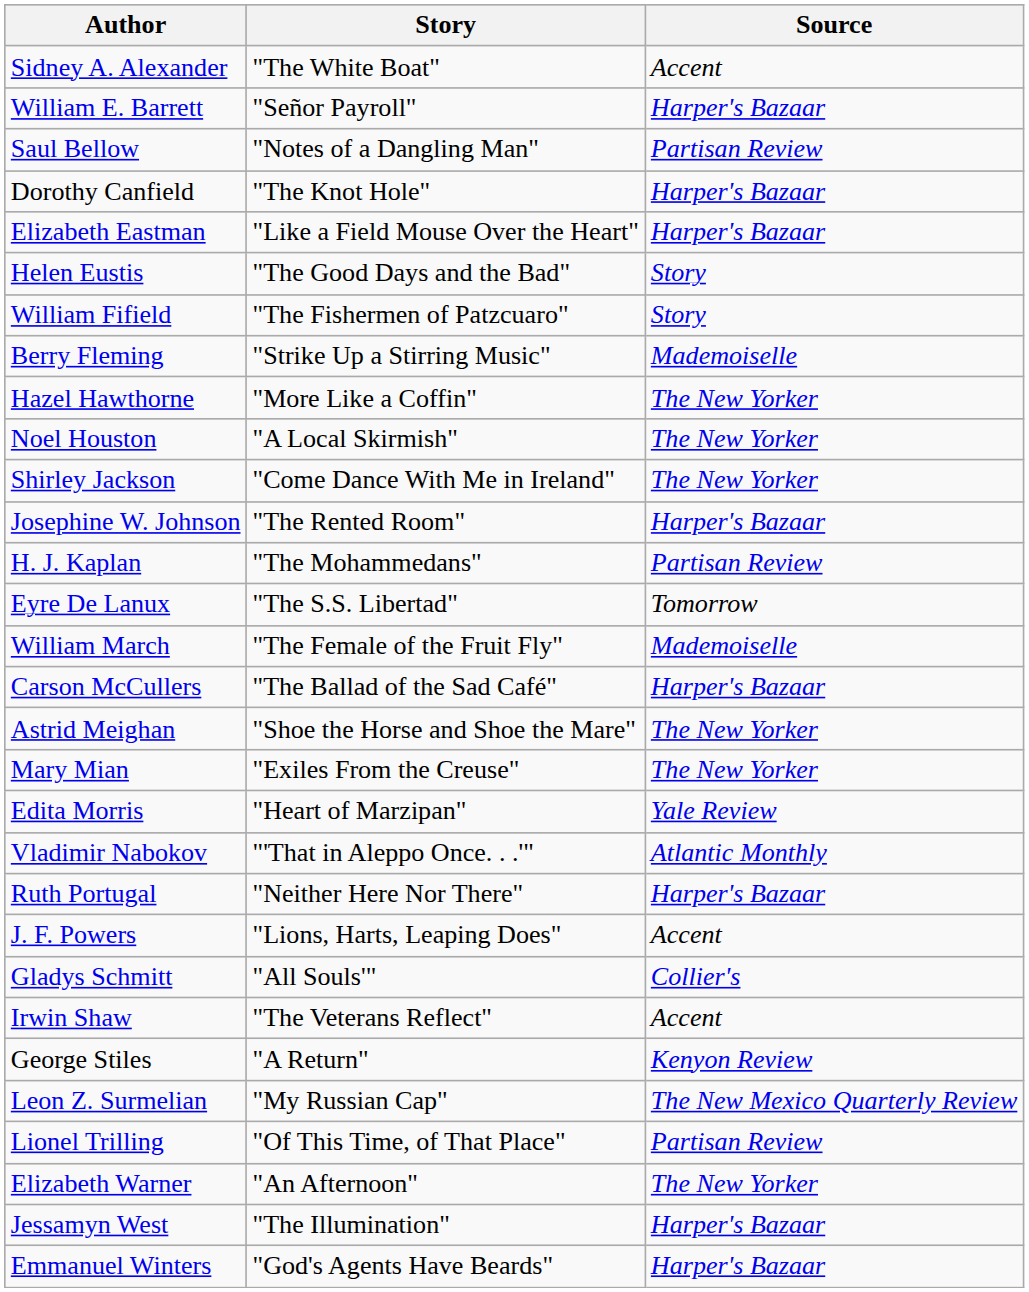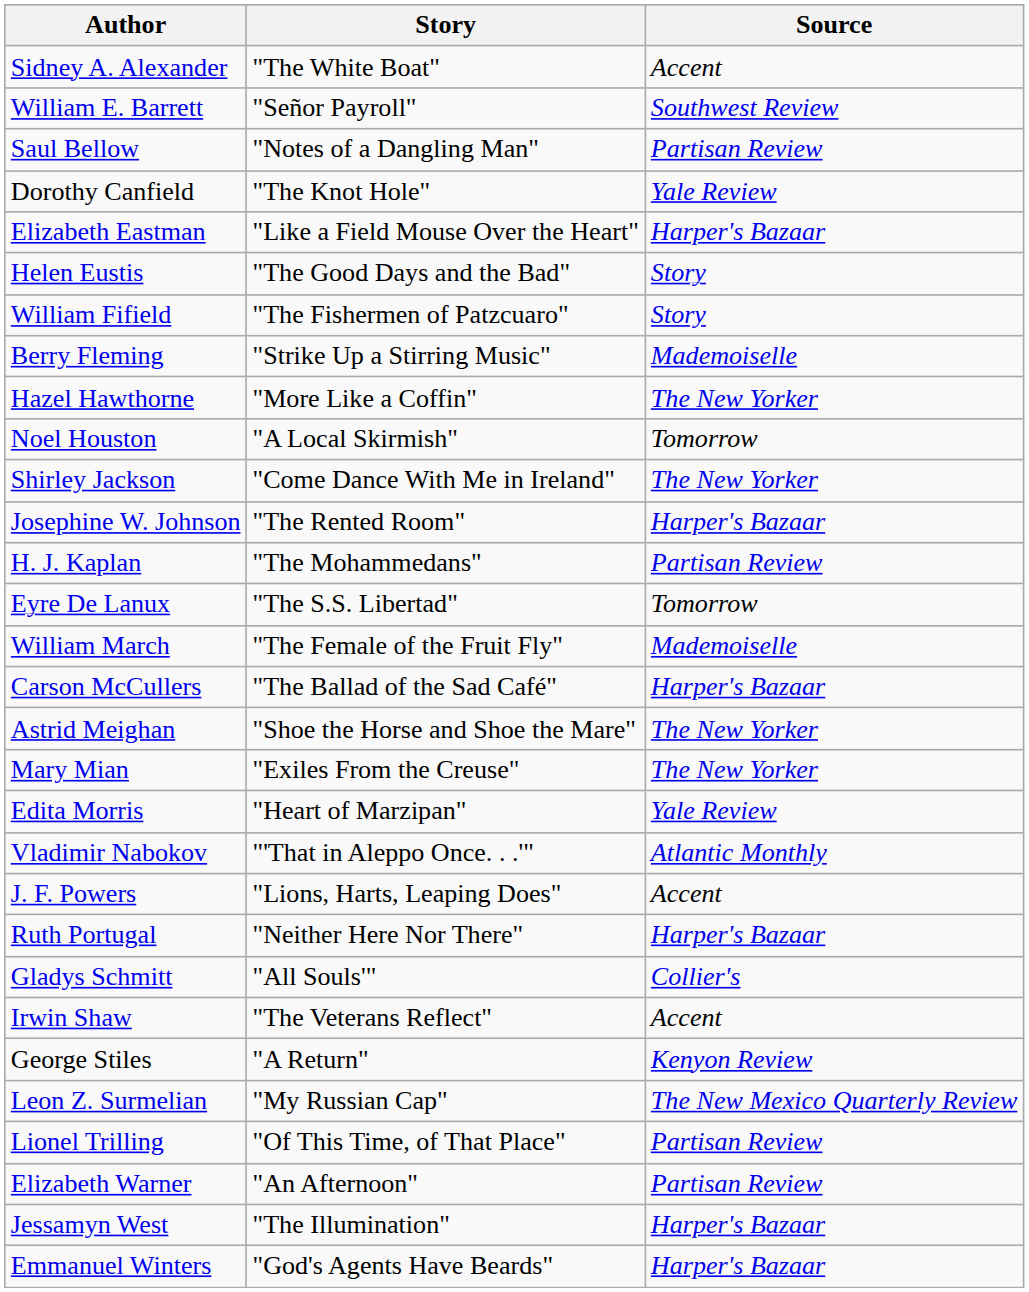(738, 107) Harper's Bazaar -> (745, 107) Southwest Review
(738, 190) Harper's Bazaar -> (714, 190) Yale Review
(734, 438) The New Yorker -> (704, 438) Tomorrow
rows swapped: (84, 893) <-> (74, 935)
(734, 1183) The New Yorker -> (737, 1183) Partisan Review
